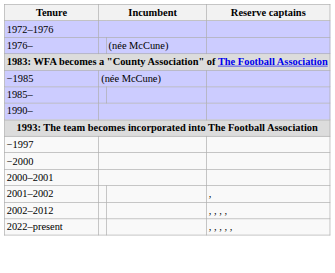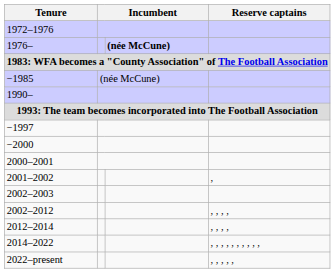(138, 45) normal -> (139, 45) bold
- row: (20, 95)
+ row: (30, 194)
+ row: (30, 227)
+ row: (30, 243)
